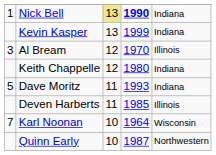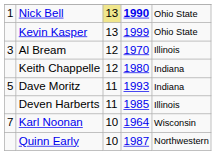(169, 13) Indiana -> (176, 13) Ohio State
(169, 32) Indiana -> (176, 32) Ohio State
